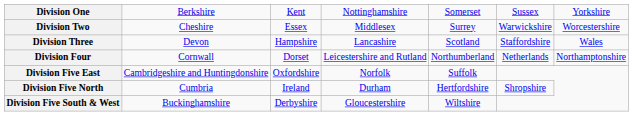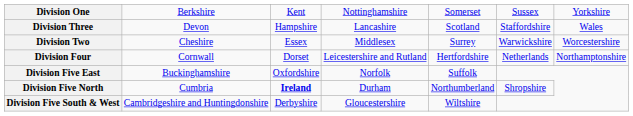rows swapped: (63, 27) <-> (63, 42)
(463, 57) Northumberland -> (463, 57) Hertfordshire
(196, 73) Cambridgeshire and Huntingdonshire -> (196, 73) Buckinghamshire
(296, 88) normal -> (296, 88) bold
(463, 88) Hertfordshire -> (463, 88) Northumberland
(196, 103) Buckinghamshire -> (196, 103) Cambridgeshire and Huntingdonshire
